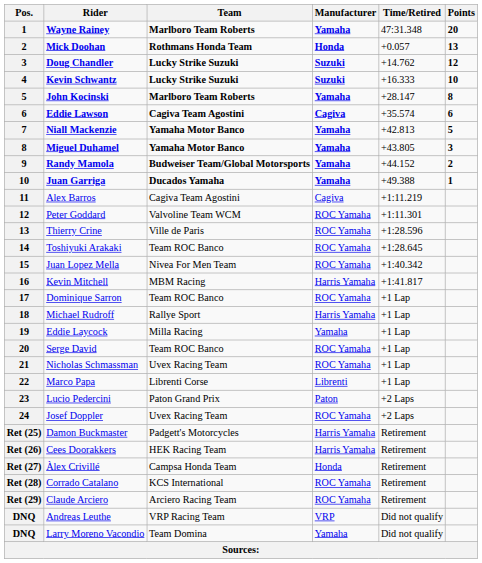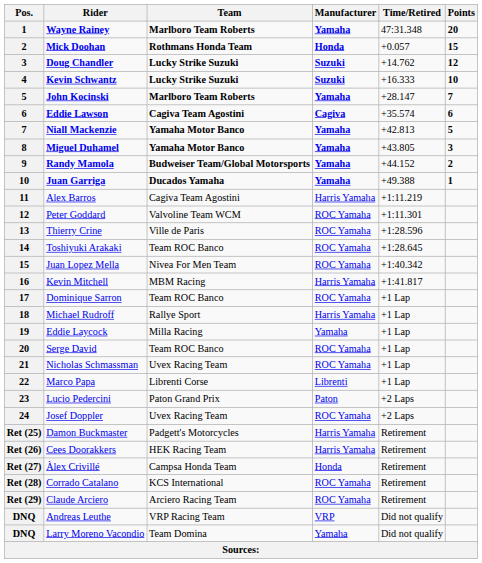(453, 46) 13 -> (453, 46) 15
(450, 97) 8 -> (450, 97) 7
(329, 197) Cagiva -> (345, 197) Harris Yamaha
